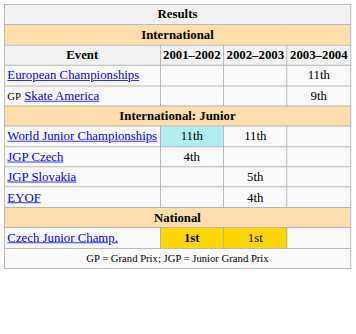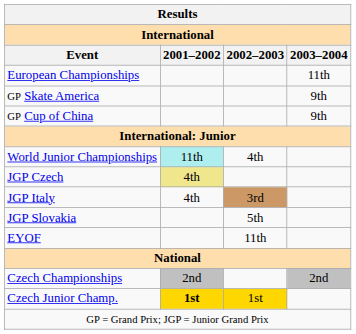+ row: (50, 116)
(255, 136) 11th -> (255, 156) 4th
(192, 156) no background -> (192, 177) khaki background
+ row: (31, 197)
(255, 197) 4th -> (255, 237) 11th
+ row: (65, 278)
